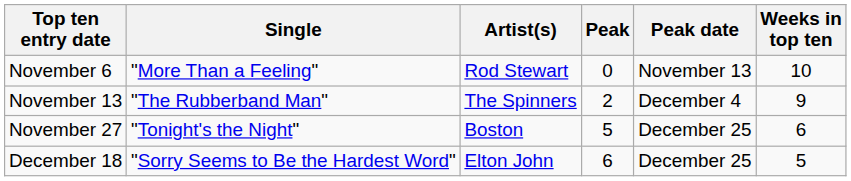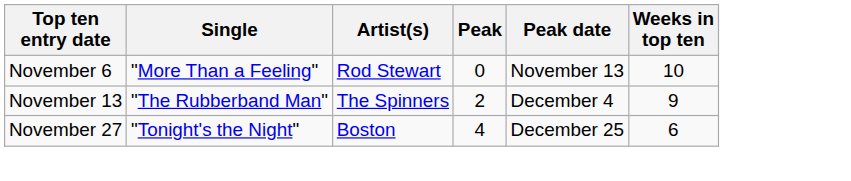(607, 130) 5 -> (480, 130) 4
- row: (66, 160)
